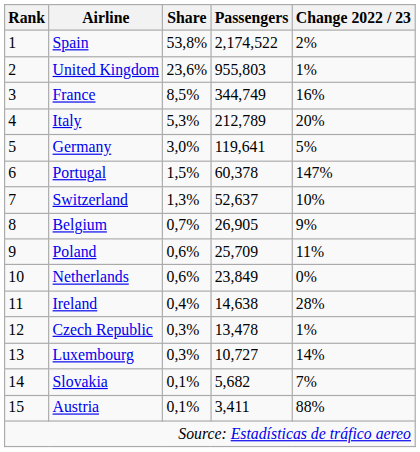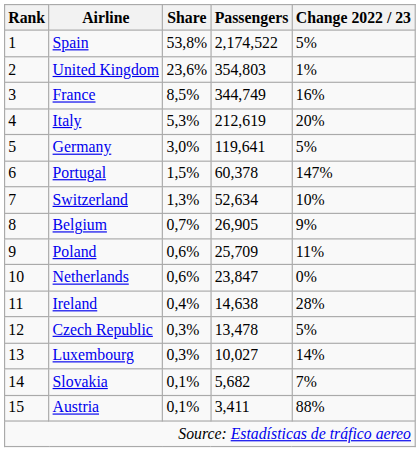(306, 43) 2% -> (306, 43) 5%
(240, 69) 955,803 -> (240, 69) 354,803
(240, 121) 212,789 -> (240, 121) 212,619
(236, 199) 52,637 -> (236, 199) 52,634
(236, 277) 23,849 -> (236, 277) 23,847
(306, 329) 1% -> (306, 329) 5%
(236, 355) 10,727 -> (236, 355) 10,027
